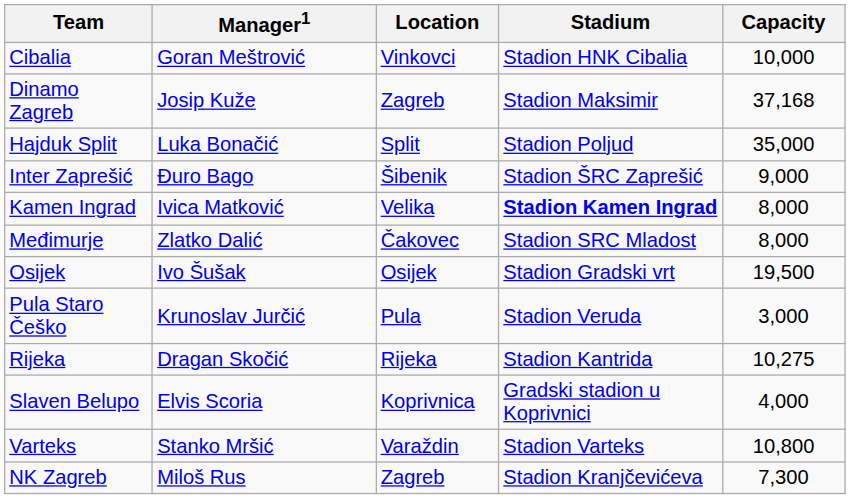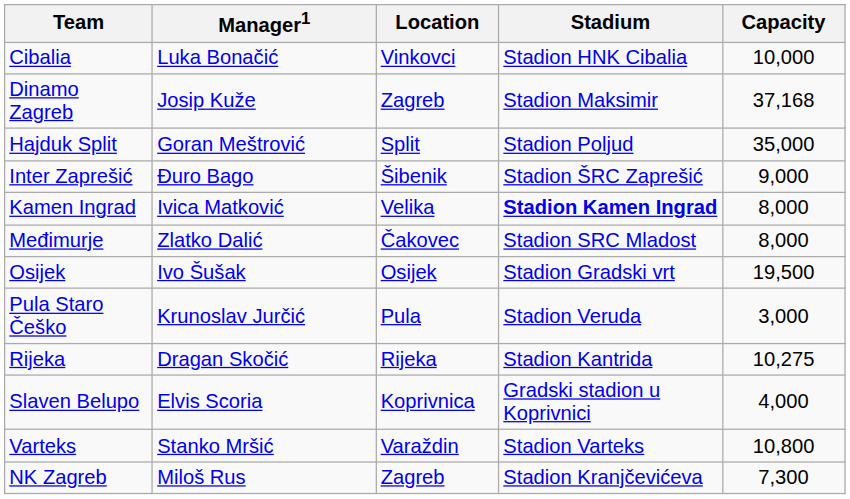(231, 57) Goran Meštrović -> (218, 57) Luka Bonačić
(218, 144) Luka Bonačić -> (231, 144) Goran Meštrović
